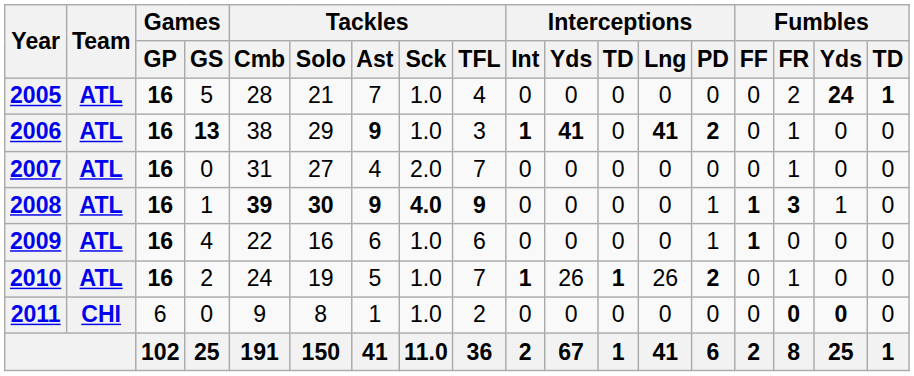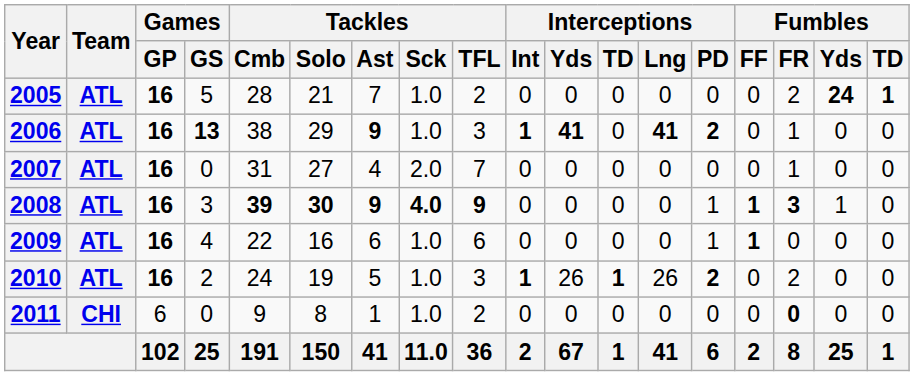(479, 95) 4 -> (479, 95) 2
(207, 205) 1 -> (207, 205) 3
(479, 278) 7 -> (479, 278) 3
(794, 278) 1 -> (794, 278) 2
(841, 315) bold -> (841, 315) normal
